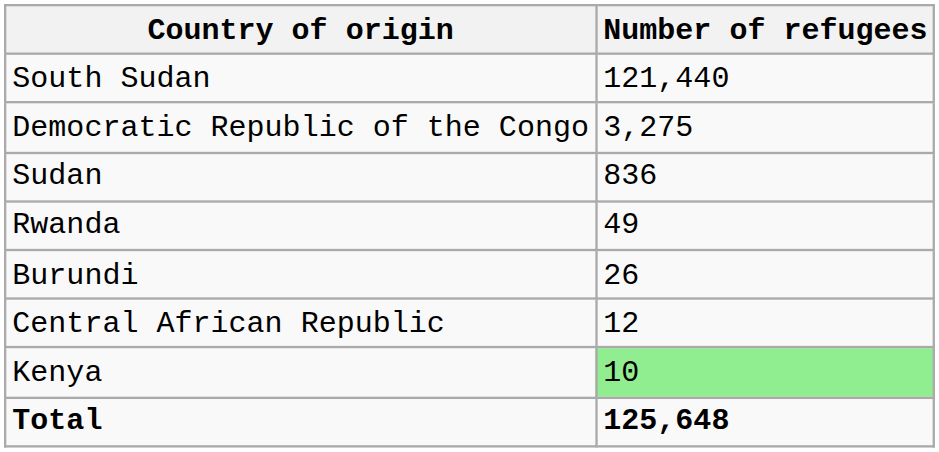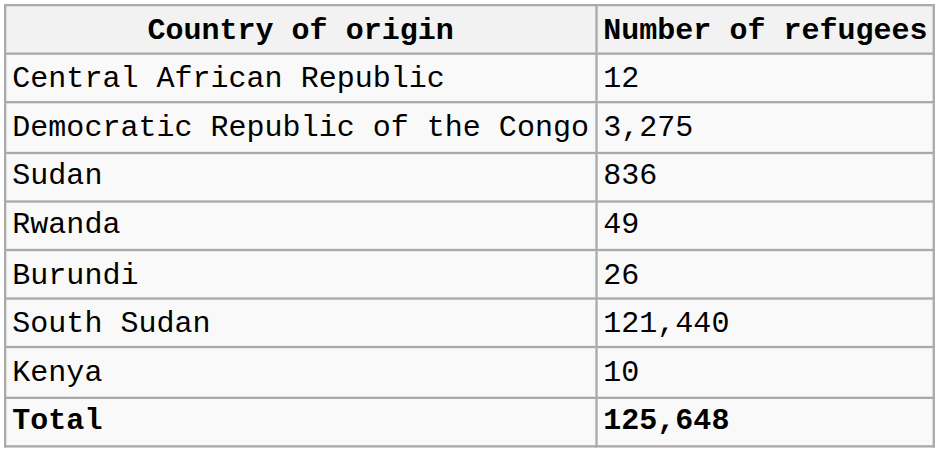rows swapped: (111, 79) <-> (229, 323)
(621, 372) lightgreen background -> (621, 372) no background
